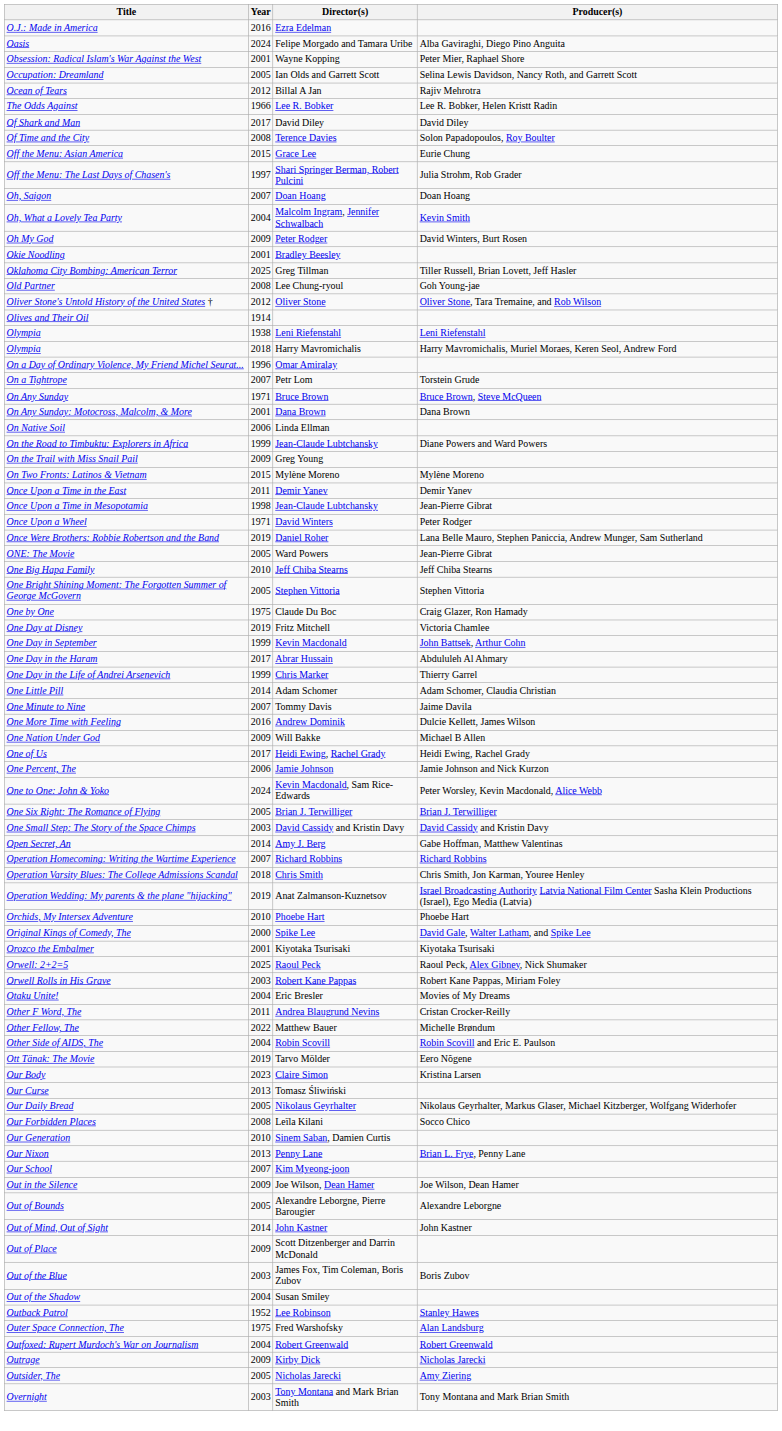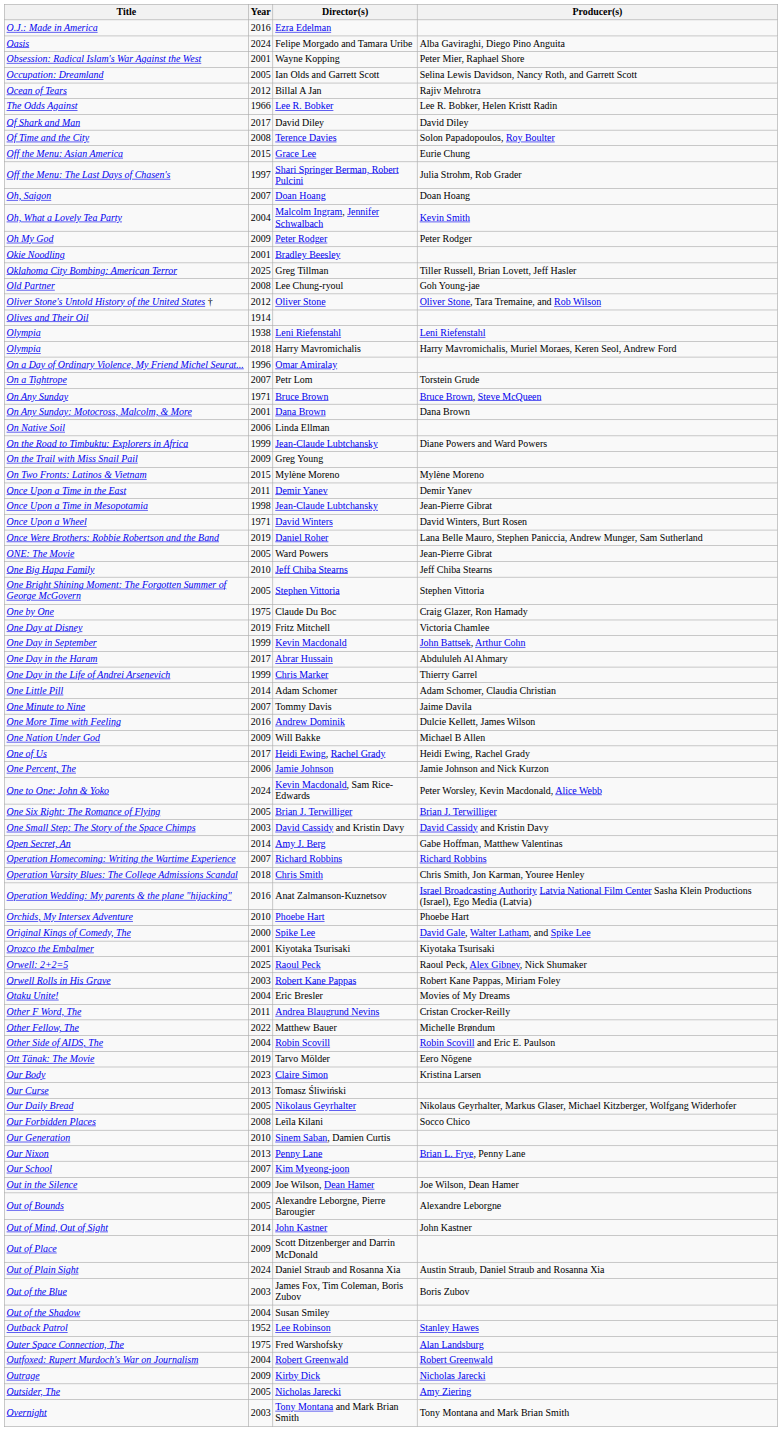(473, 239) David Winters, Burt Rosen -> (446, 239) Peter Rodger
(446, 522) Peter Rodger -> (473, 522) David Winters, Burt Rosen
(261, 896) 2019 -> (261, 896) 2016
+ row: (43, 1270)
